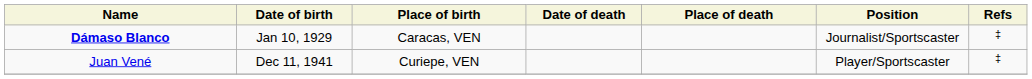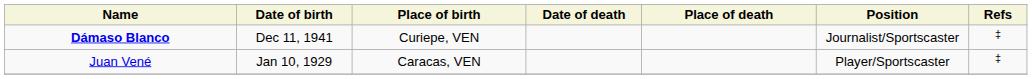(294, 37) Jan 10, 1929 -> (294, 37) Dec 11, 1941
(439, 37) Caracas, VEN -> (439, 37) Curiepe, VEN
(294, 61) Dec 11, 1941 -> (294, 61) Jan 10, 1929
(439, 61) Curiepe, VEN -> (439, 61) Caracas, VEN
